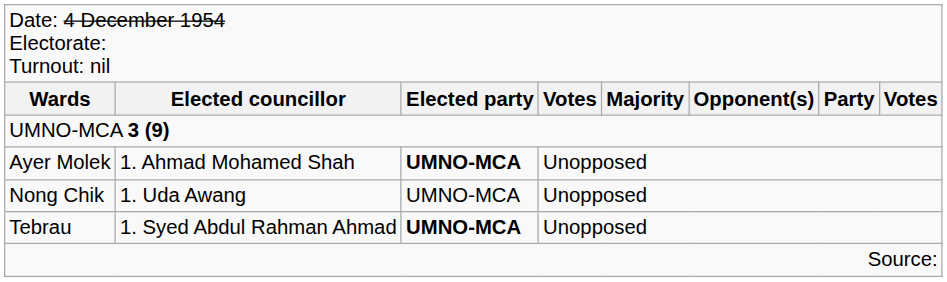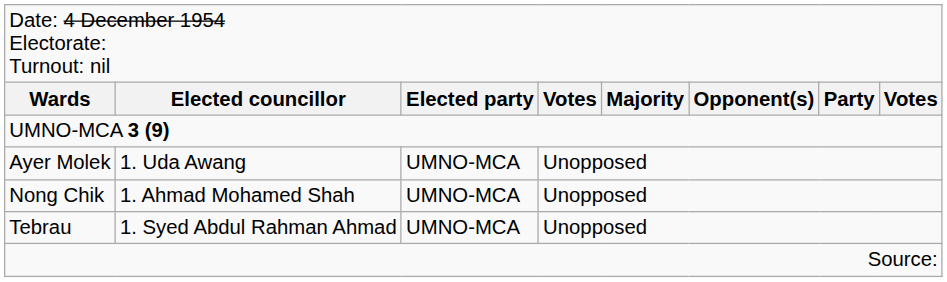(237, 163) 1. Ahmad Mohamed Shah -> (183, 163) 1. Uda Awang
(464, 163) bold -> (463, 163) normal
(183, 195) 1. Uda Awang -> (237, 195) 1. Ahmad Mohamed Shah
(464, 227) bold -> (463, 227) normal
